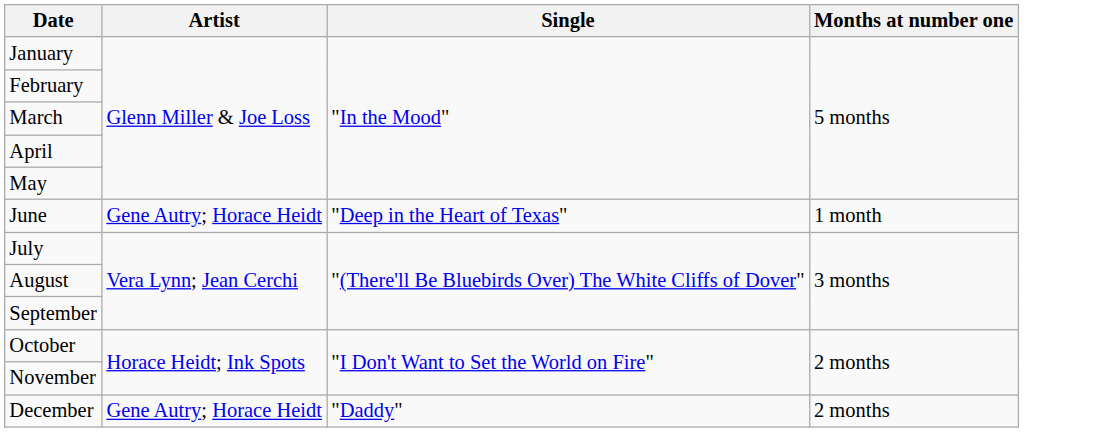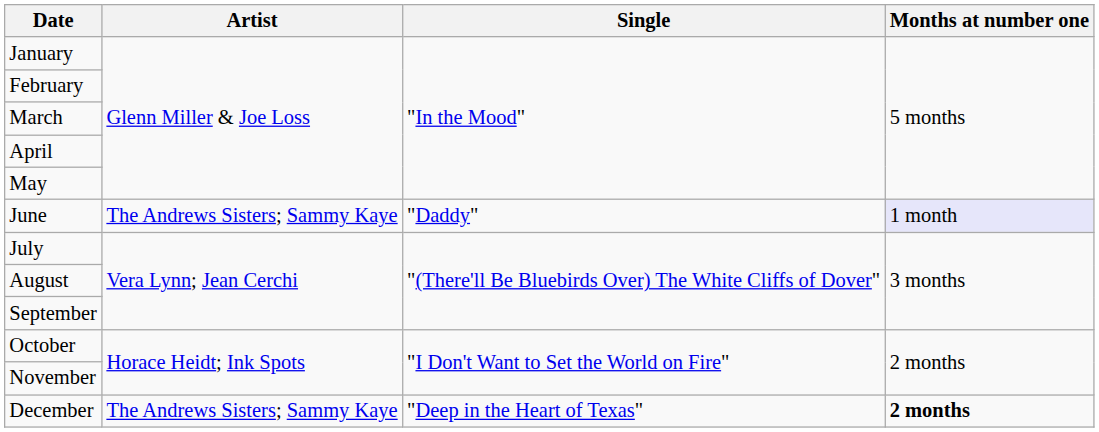(214, 215) Gene Autry; Horace Heidt -> (252, 215) The Andrews Sisters; Sammy Kaye
(449, 215) "Deep in the Heart of Texas" -> (443, 215) "Daddy"
(848, 215) no background -> (924, 215) lavender background
(214, 410) Gene Autry; Horace Heidt -> (252, 410) The Andrews Sisters; Sammy Kaye
(367, 410) "Daddy" -> (525, 410) "Deep in the Heart of Texas"
(852, 410) normal -> (930, 410) bold
